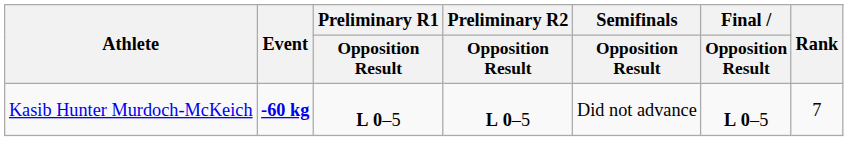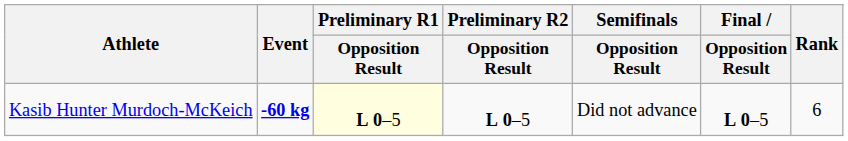(378, 120) no background -> (378, 120) lightyellow background
(817, 109) 7 -> (817, 109) 6
